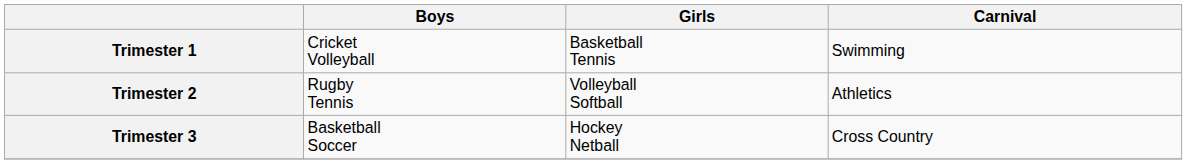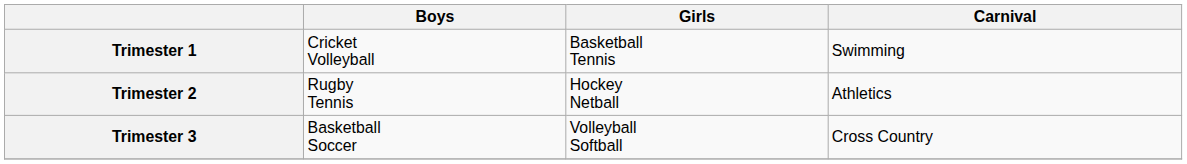(603, 94) Volleyball Softball -> (596, 94) Hockey Netball
(596, 136) Hockey Netball -> (603, 136) Volleyball Softball
